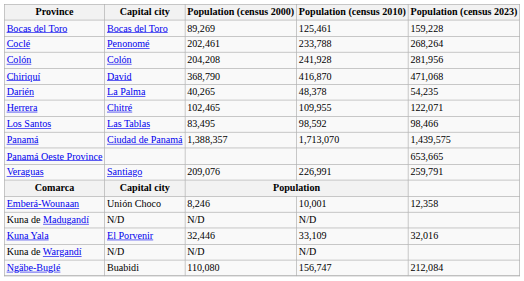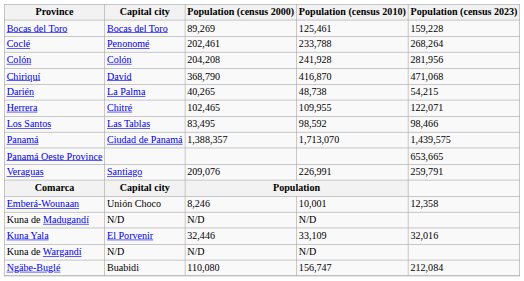(313, 92) 48,378 -> (313, 92) 48,738
(424, 92) 54,235 -> (424, 92) 54,215
